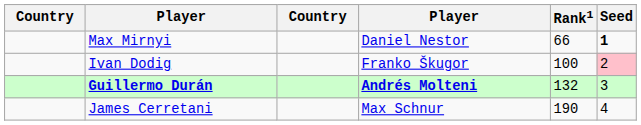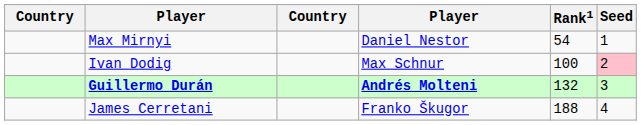(562, 42) 66 -> (562, 42) 54
(604, 42) bold -> (604, 42) normal
(415, 64) Franko Škugor -> (403, 64) Max Schnur
(403, 109) Max Schnur -> (415, 109) Franko Škugor
(566, 109) 190 -> (566, 109) 188
